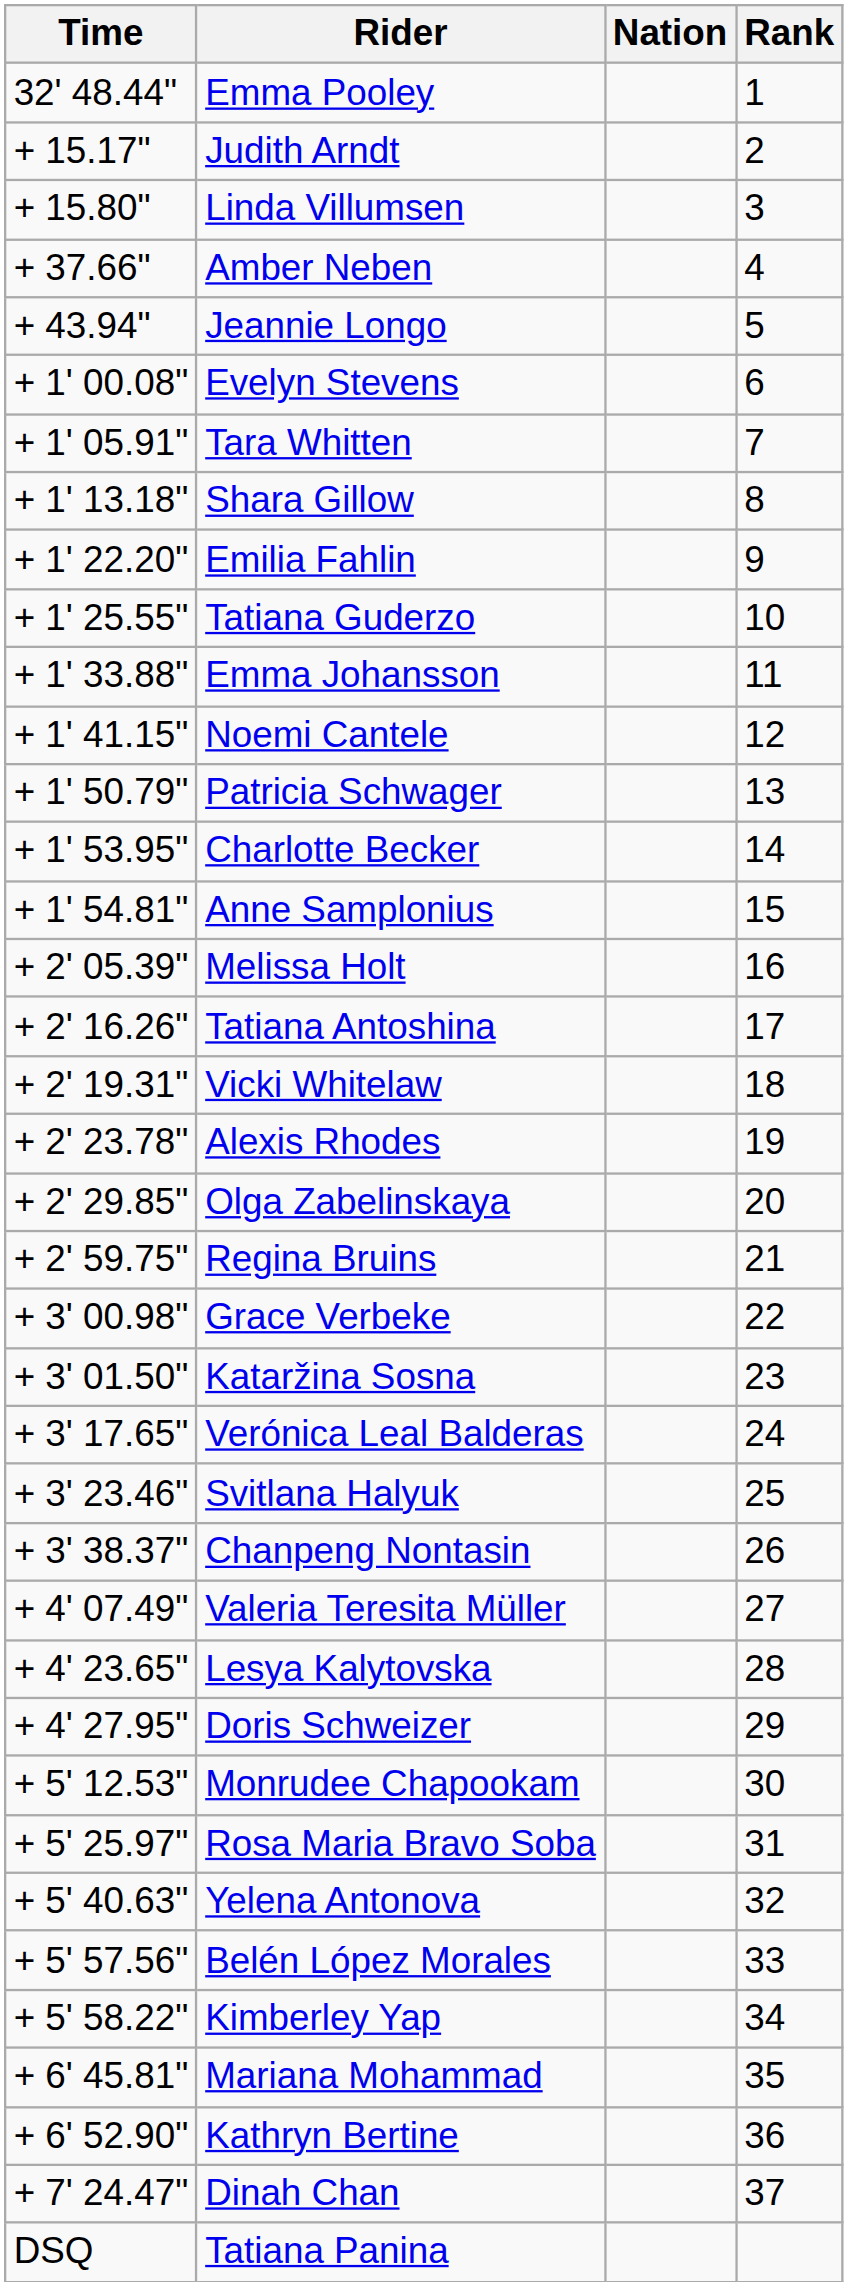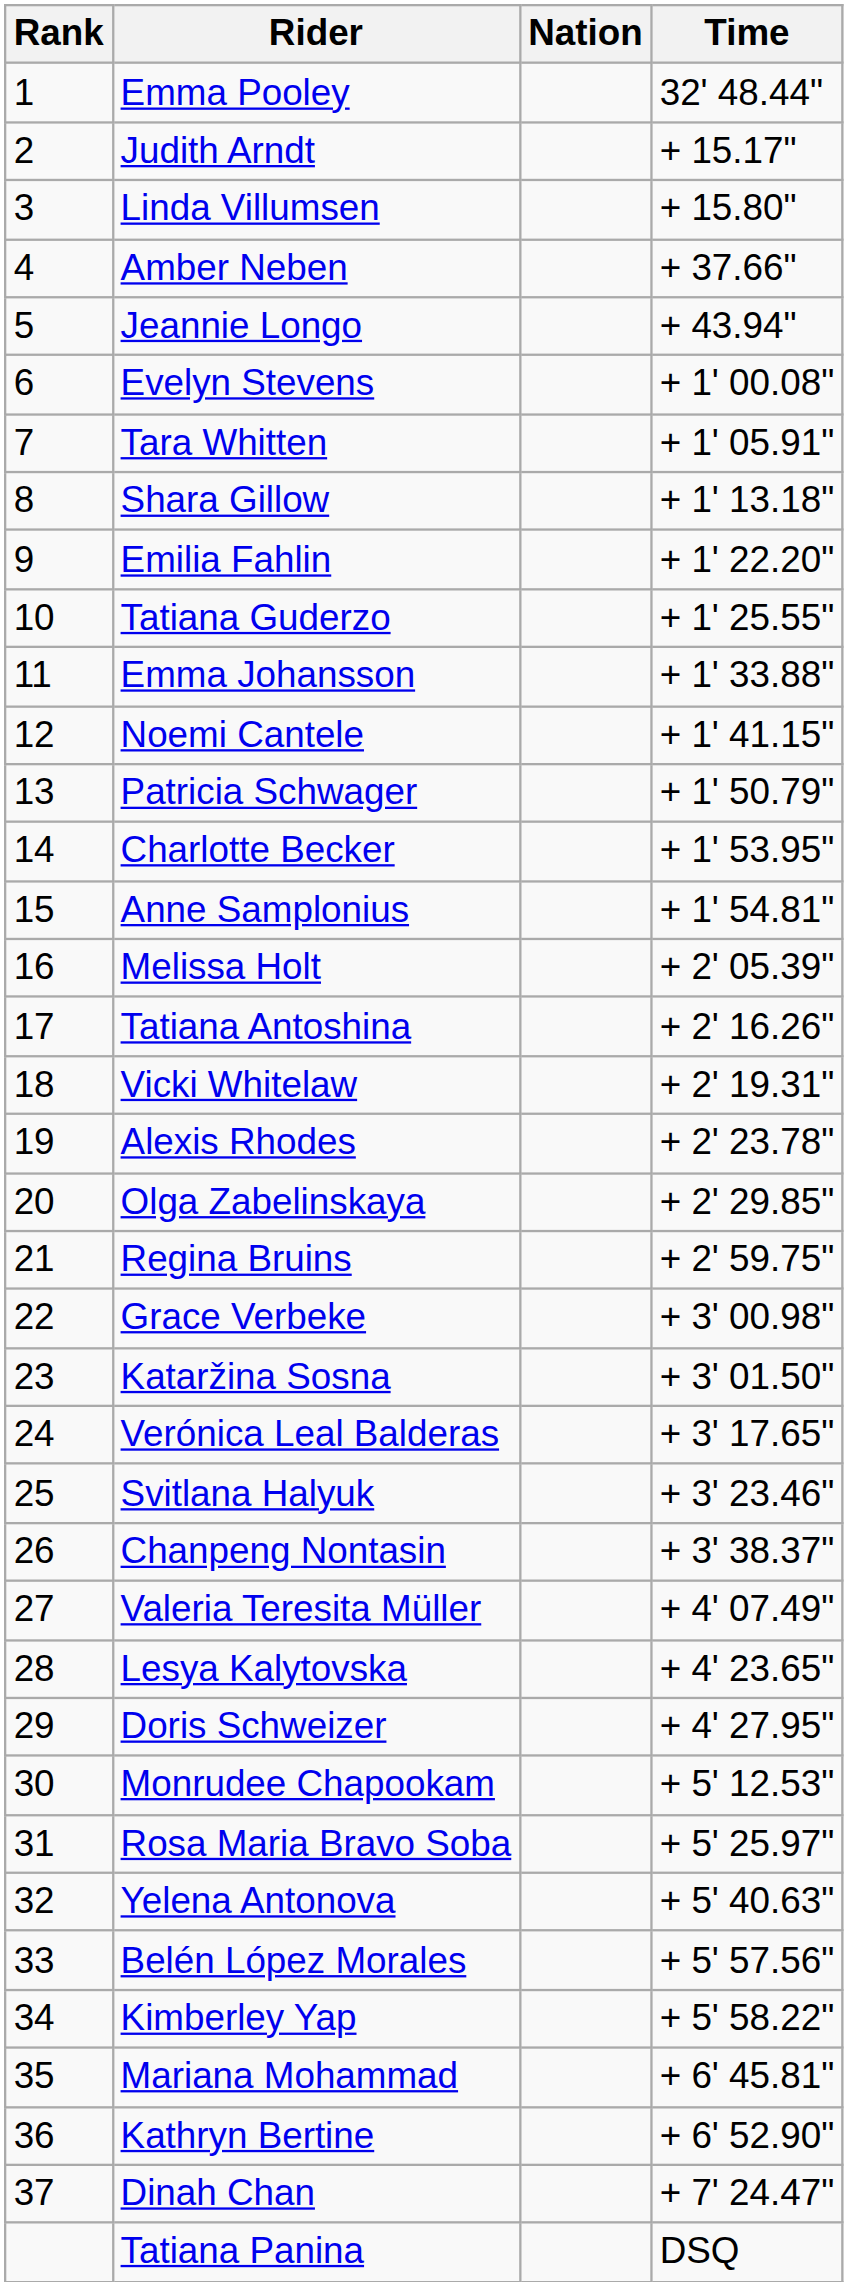columns swapped: (789, 33) <-> (101, 33)
